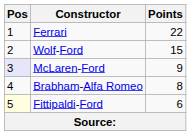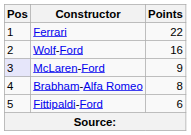(177, 50) 15 -> (177, 50) 16
(10, 104) lightyellow background -> (10, 104) no background
